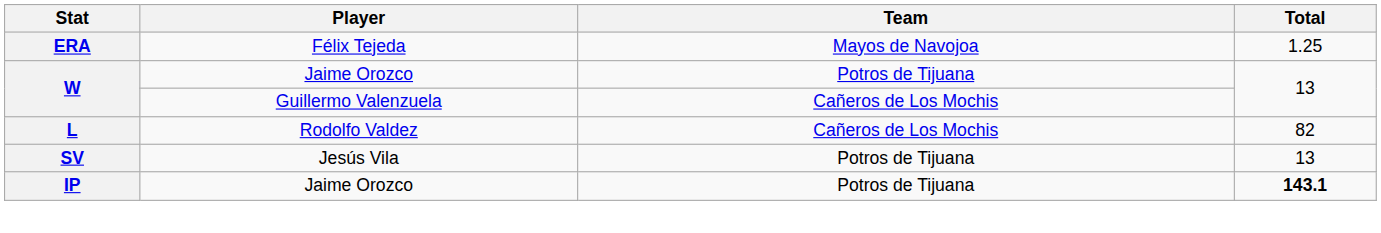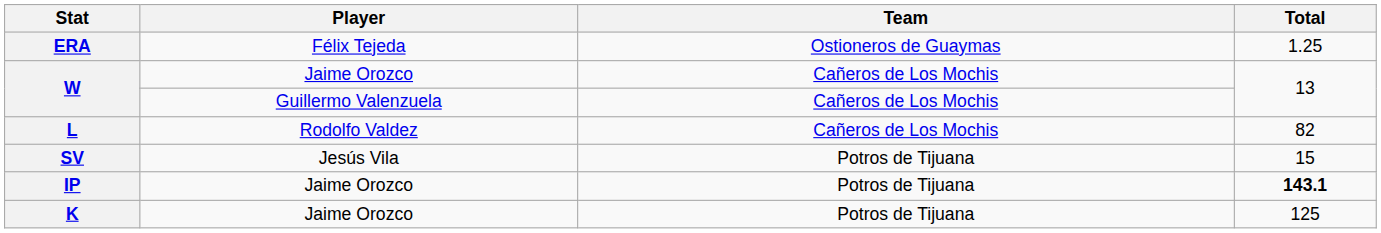(906, 46) Mayos de Navojoa -> (906, 46) Ostioneros de Guaymas
(906, 74) Potros de Tijuana -> (906, 74) Cañeros de Los Mochis
(1305, 158) 13 -> (1305, 158) 15
+ row: (72, 213)
